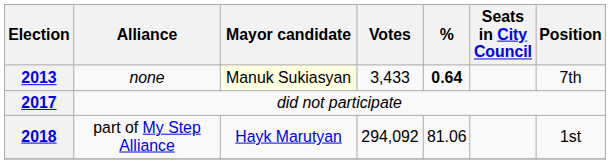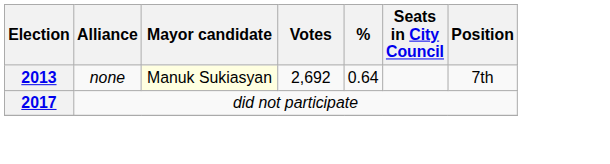(390, 77) 3,433 -> (311, 77) 2,692
(447, 77) bold -> (363, 77) normal
- row: (39, 136)
